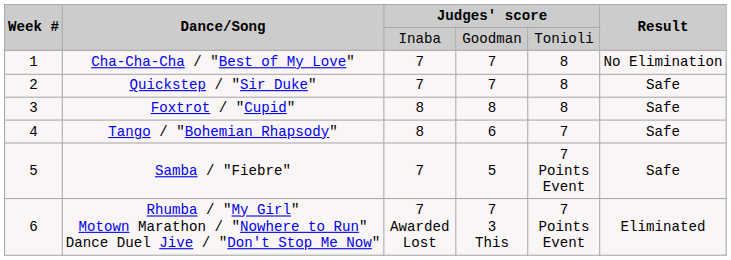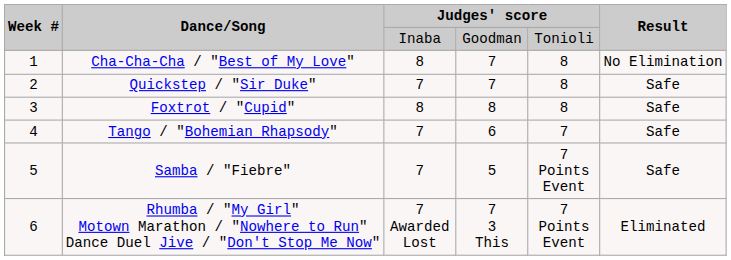(420, 62) 7 -> (420, 62) 8
(420, 132) 8 -> (420, 132) 7
